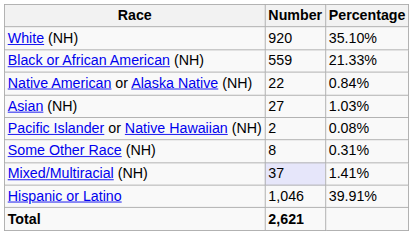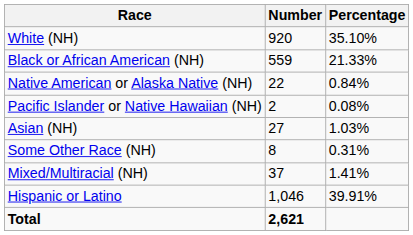rows swapped: (43, 106) <-> (135, 128)
(276, 173) lavender background -> (276, 173) no background
